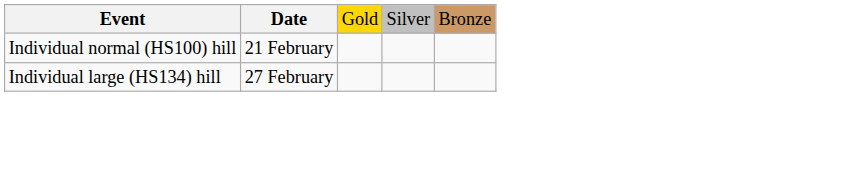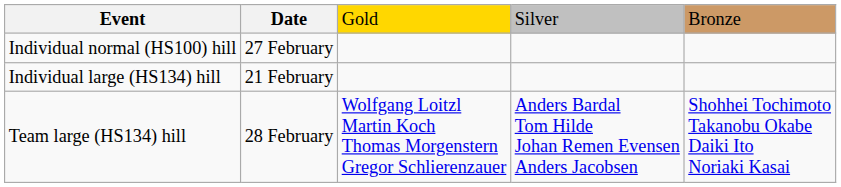(289, 47) 21 February -> (289, 47) 27 February
(289, 76) 27 February -> (289, 76) 21 February
+ row: (97, 136)
